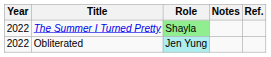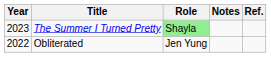(18, 28) 2022 -> (18, 28) 2023
(186, 44) paleturquoise background -> (186, 44) no background
